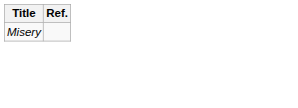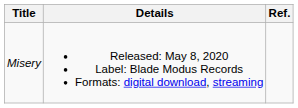+ column: (155, 13)
